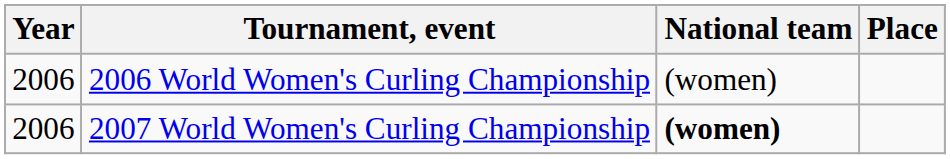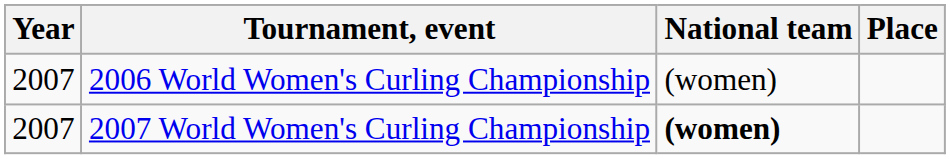(43, 78) 2006 -> (43, 78) 2007
(43, 128) 2006 -> (43, 128) 2007
